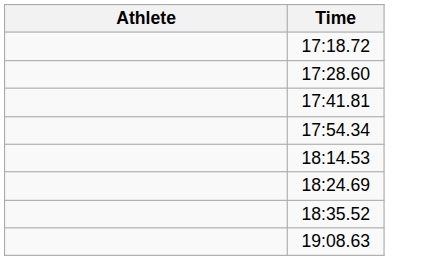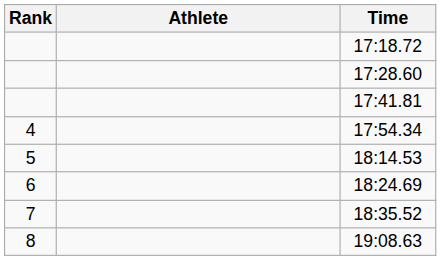+ column: (31, 18)
